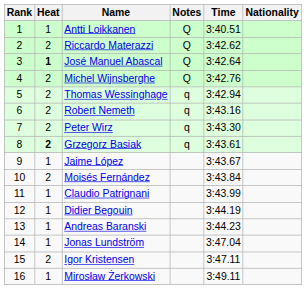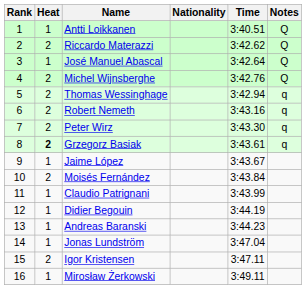columns swapped: (272, 12) <-> (187, 12)
(48, 62) bold -> (48, 62) normal
